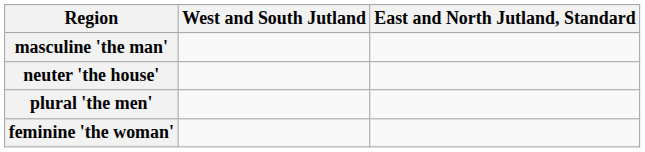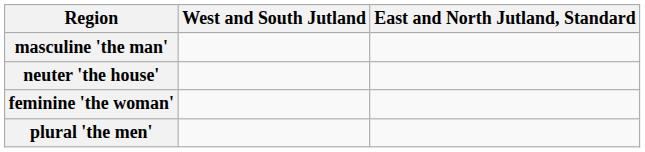rows swapped: (91, 132) <-> (91, 103)
